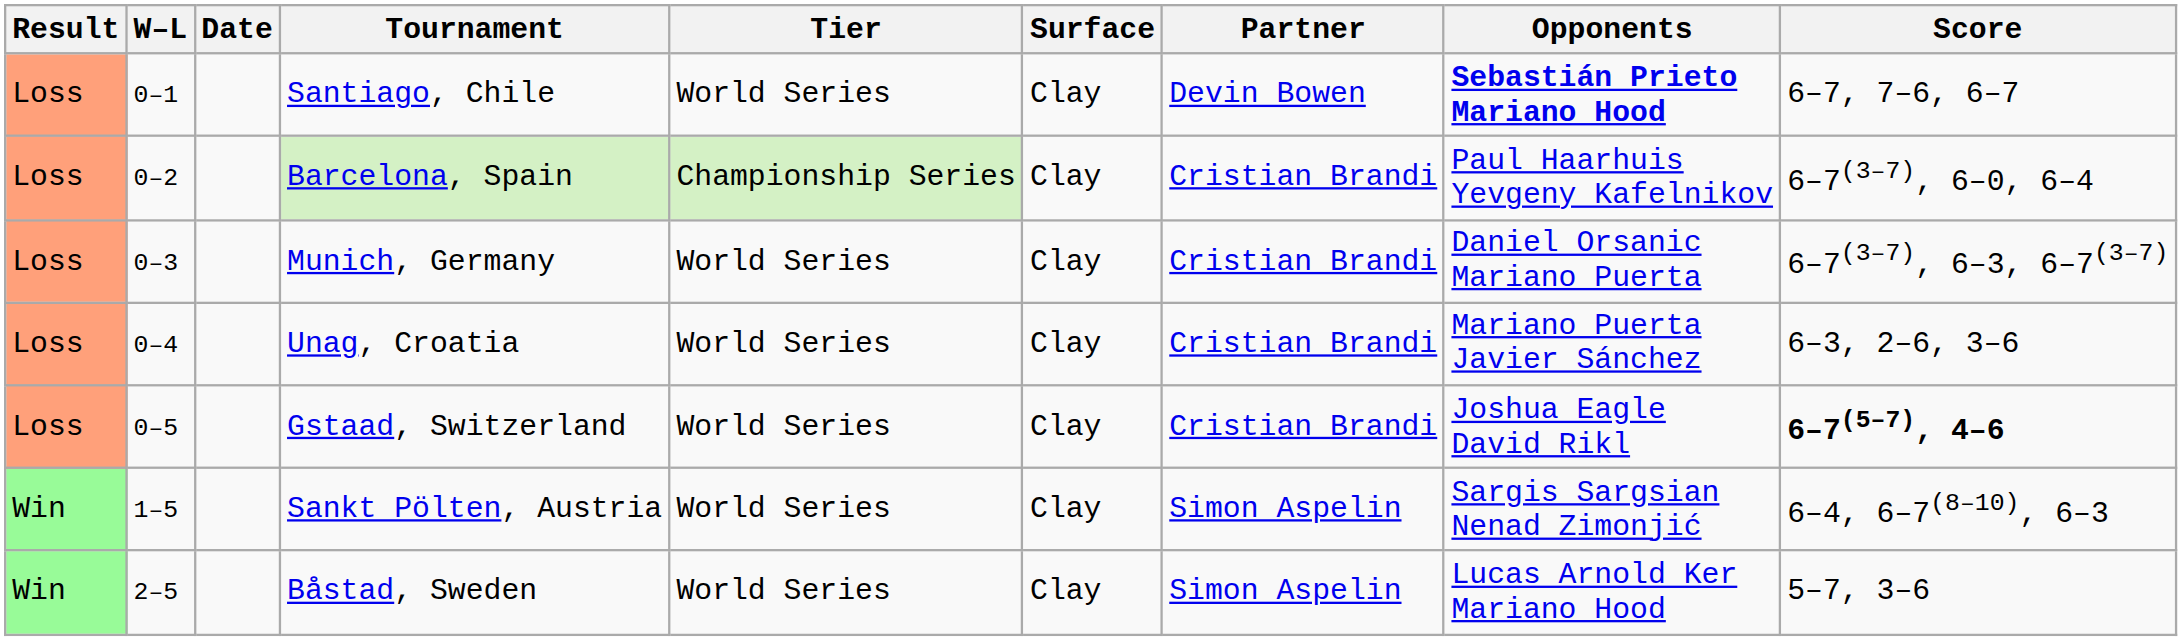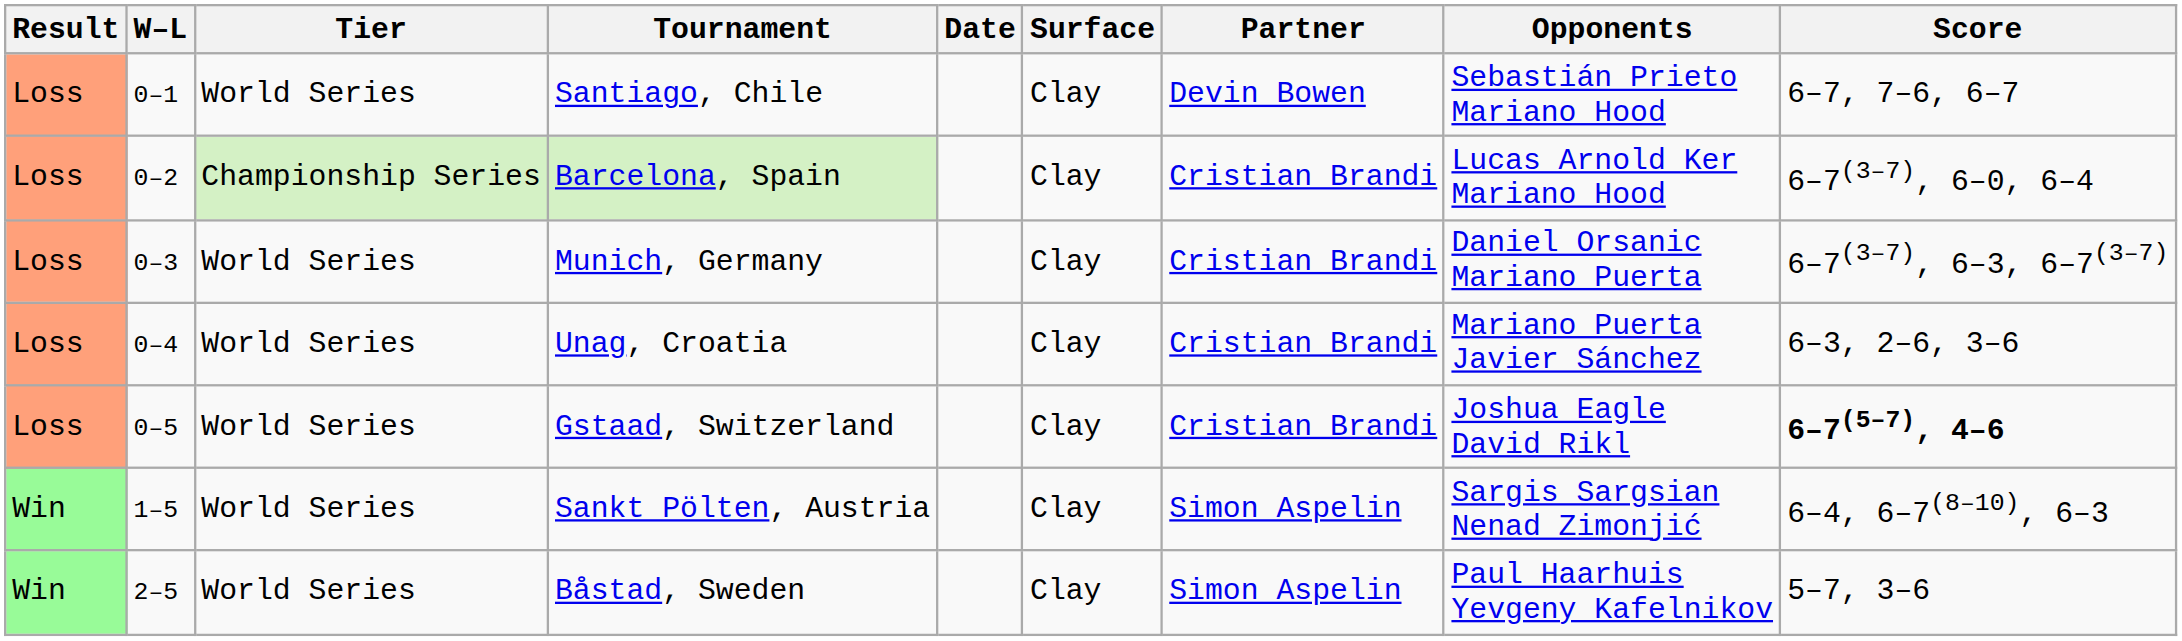columns swapped: (237, 29) <-> (846, 29)
(1594, 95) bold -> (1594, 95) normal
(1612, 178) Paul Haarhuis Yevgeny Kafelnikov -> (1594, 178) Lucas Arnold Ker Mariano Hood
(1594, 592) Lucas Arnold Ker Mariano Hood -> (1612, 592) Paul Haarhuis Yevgeny Kafelnikov
